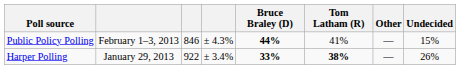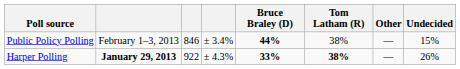(218, 40) ± 4.3% -> (218, 40) ± 3.4%
(339, 40) 41% -> (339, 40) 38%
(139, 56) normal -> (139, 56) bold
(218, 56) ± 3.4% -> (218, 56) ± 4.3%
